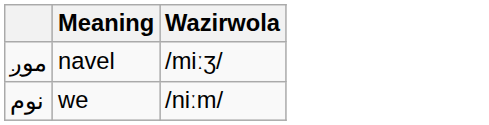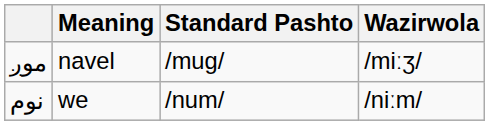+ column: (259, 23)
